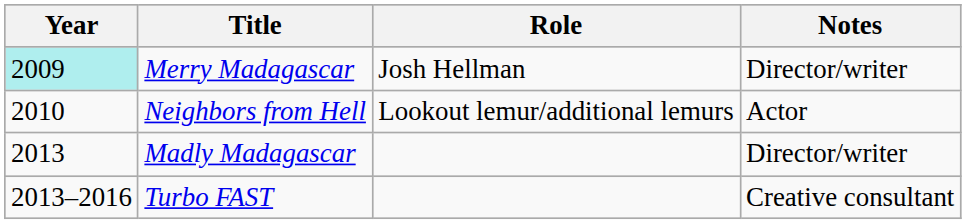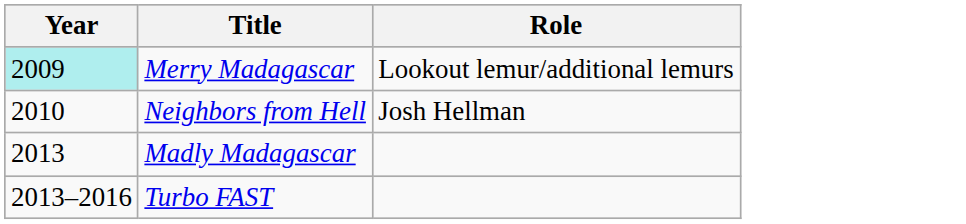- column: (850, 25)
(452, 68) Josh Hellman -> (556, 68) Lookout lemur/additional lemurs
(556, 111) Lookout lemur/additional lemurs -> (452, 111) Josh Hellman
